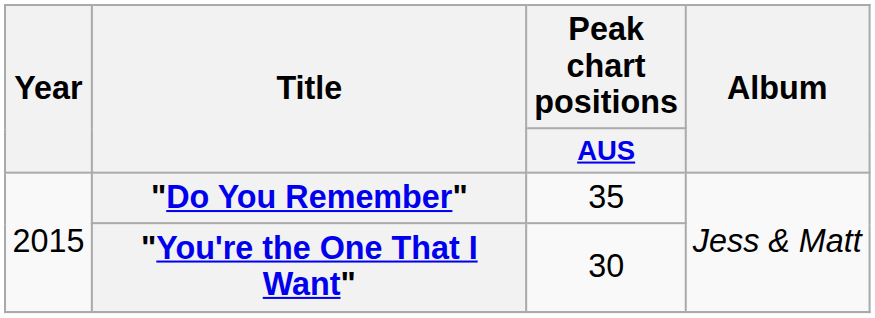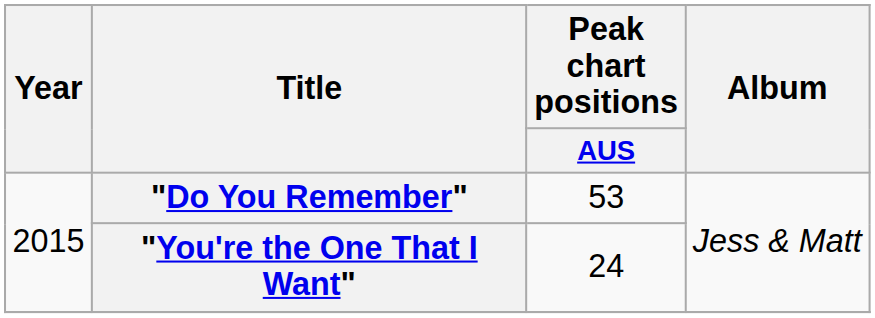(606, 197) 35 -> (606, 197) 53
(606, 266) 30 -> (606, 266) 24
